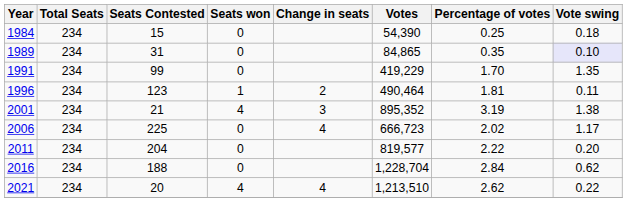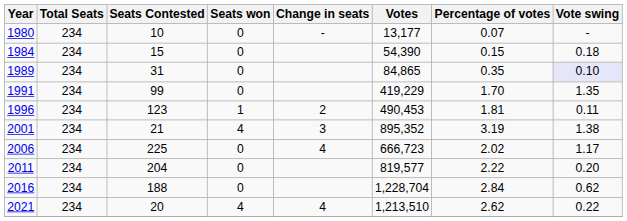+ row: (21, 33)
(492, 33) 0.25 -> (492, 52) 0.15
(402, 91) 490,464 -> (402, 110) 490,453
